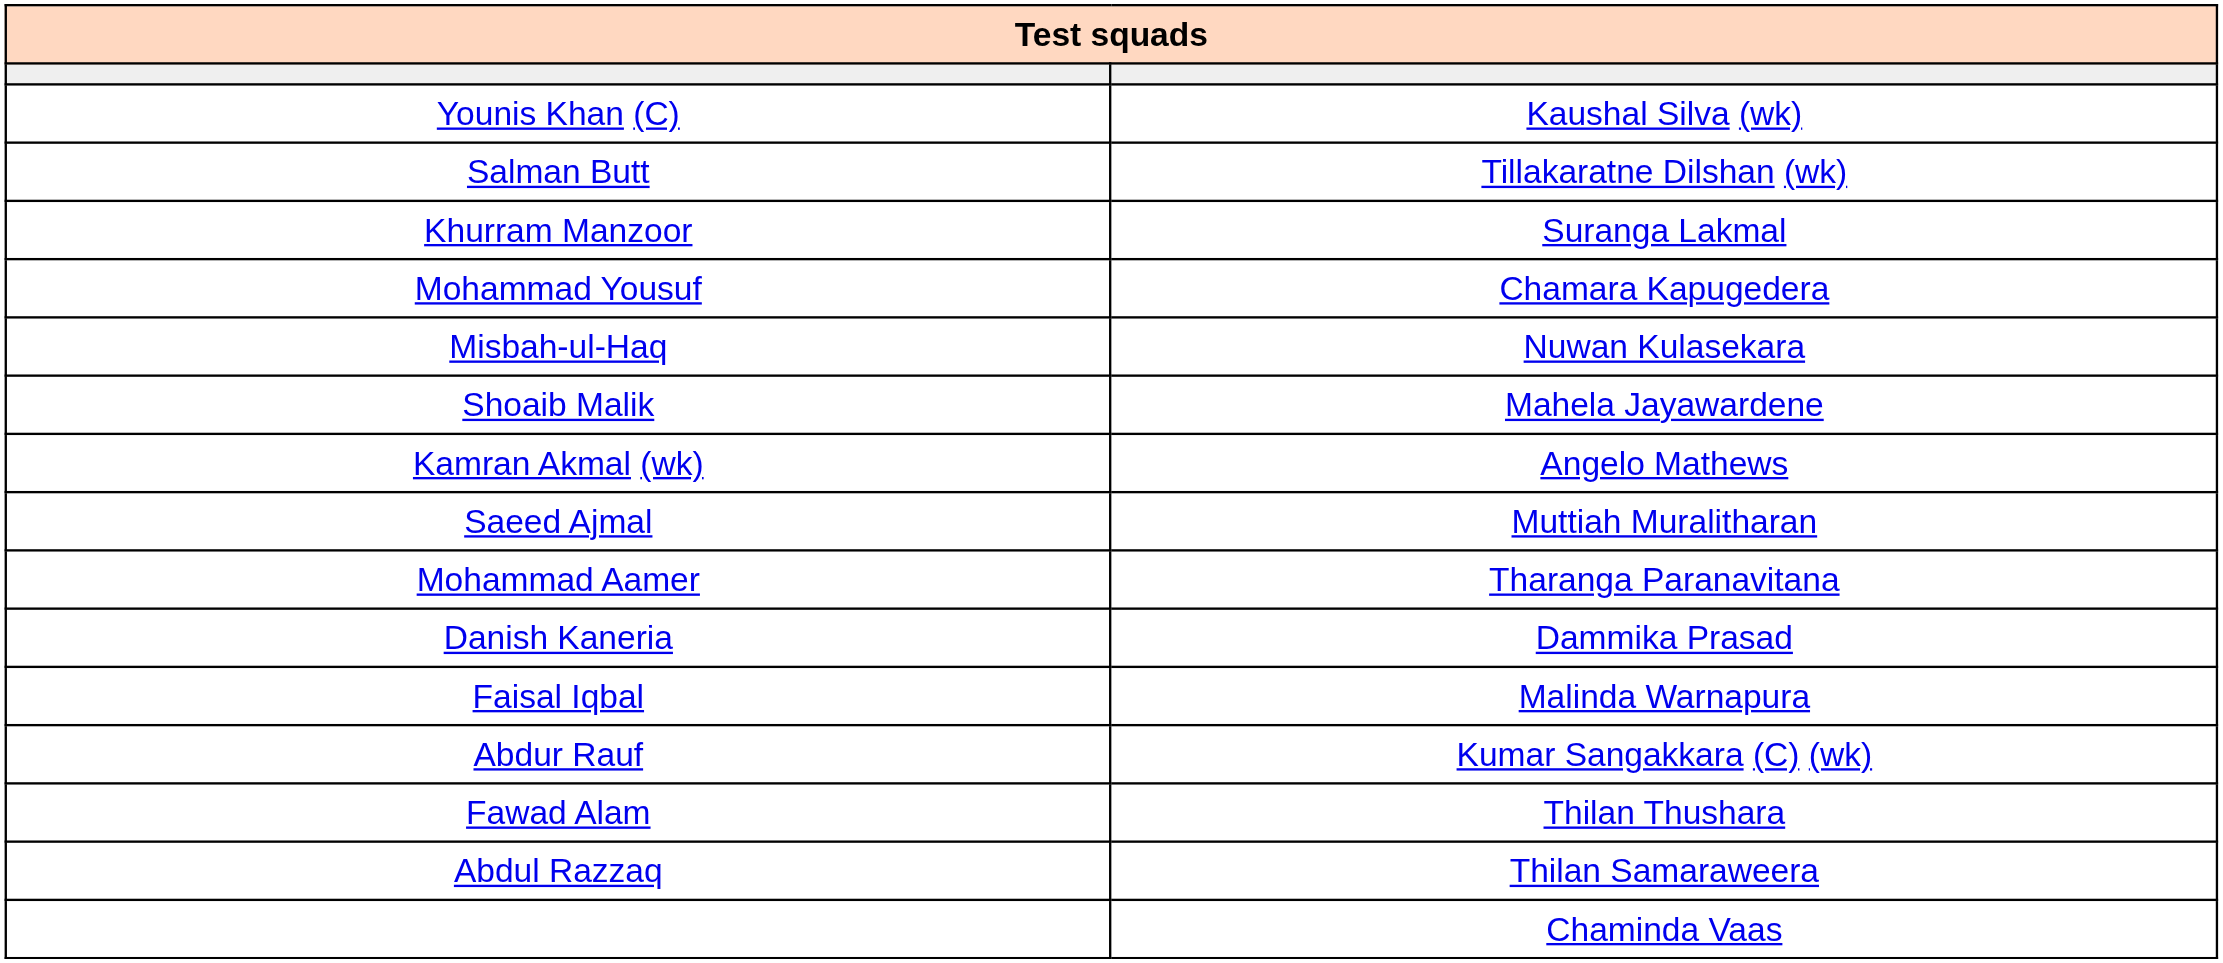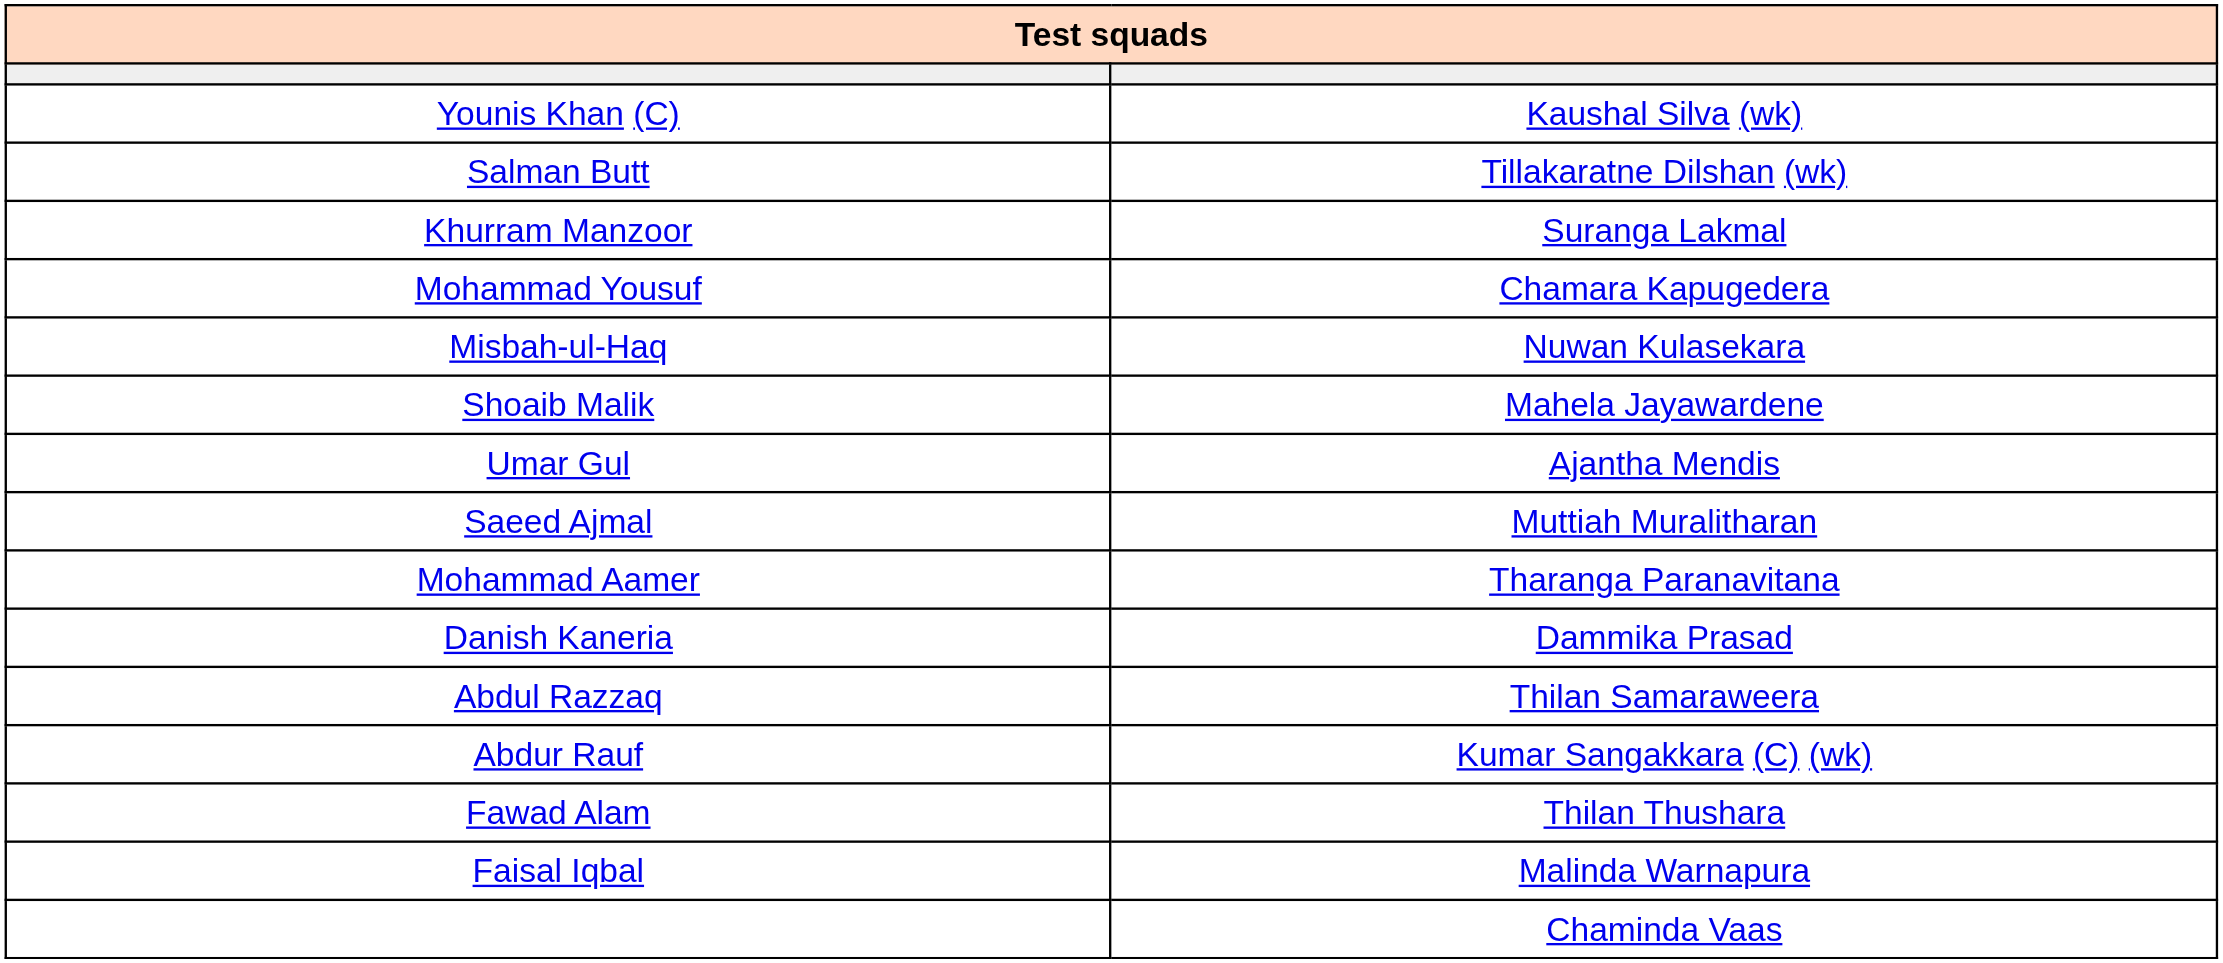- row: (558, 463)
+ row: (558, 463)
rows swapped: (558, 871) <-> (558, 696)
